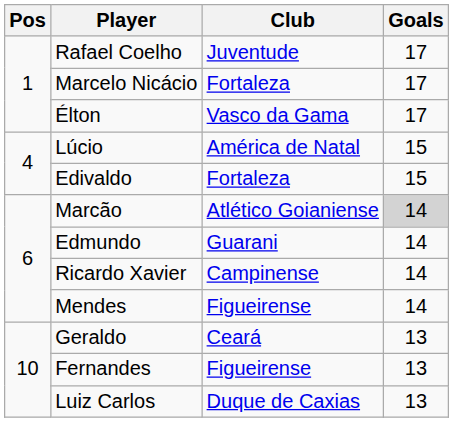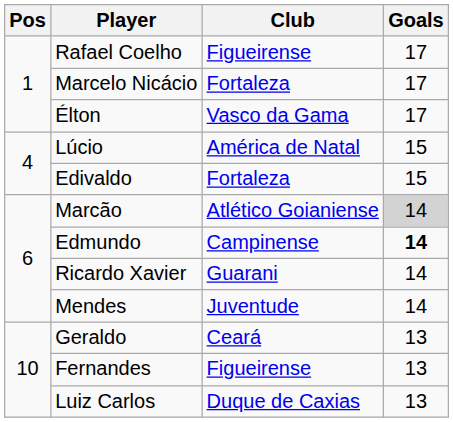(253, 52) Juventude -> (259, 52) Figueirense
(242, 242) Guarani -> (263, 242) Campinense
(416, 242) normal -> (416, 242) bold
(263, 274) Campinense -> (242, 274) Guarani
(259, 305) Figueirense -> (253, 305) Juventude
